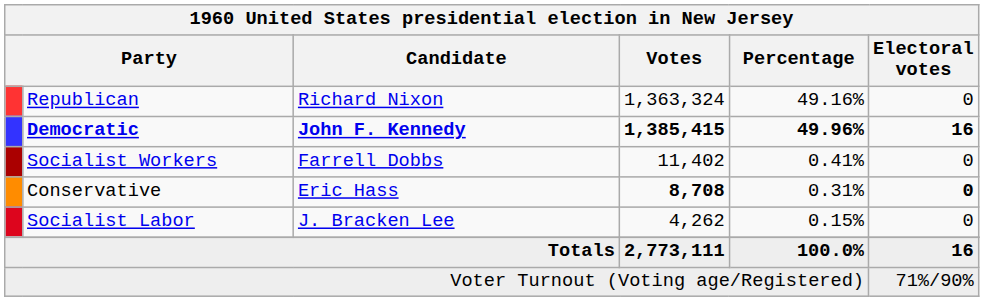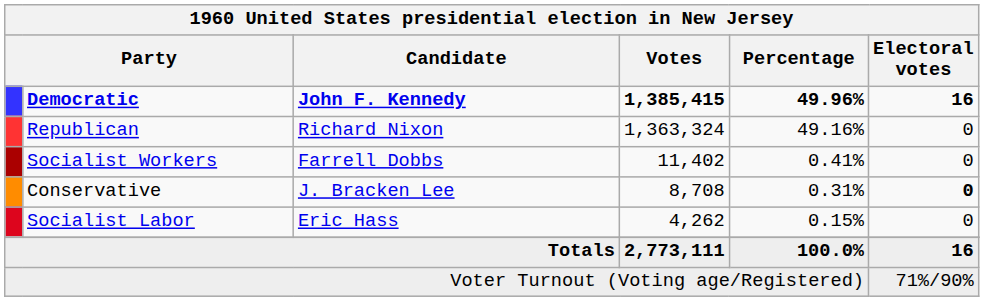rows swapped: (83, 132) <-> (83, 102)
(348, 192) Eric Hass -> (376, 192) J. Bracken Lee
(697, 192) bold -> (697, 192) normal
(376, 222) J. Bracken Lee -> (348, 222) Eric Hass
